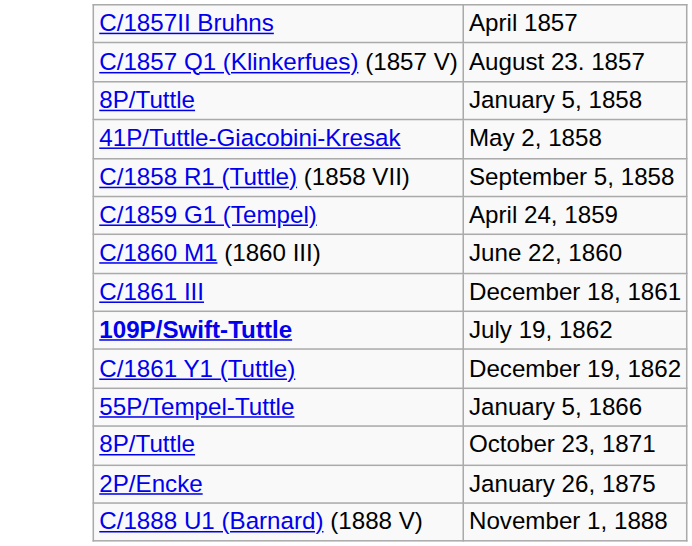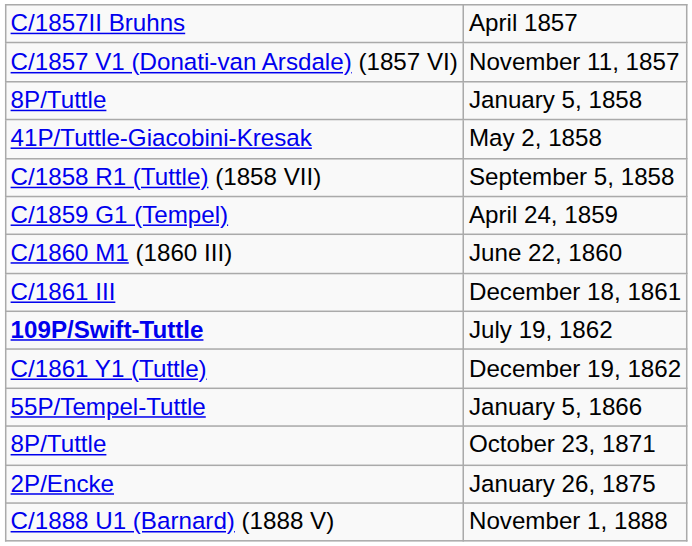- row: (557, 61)
+ row: (574, 61)
